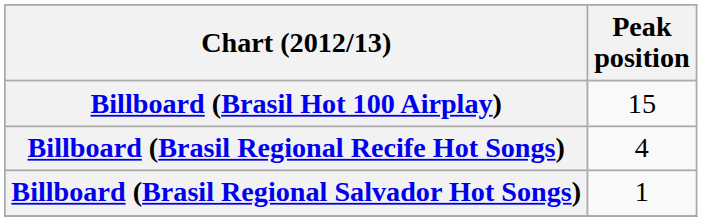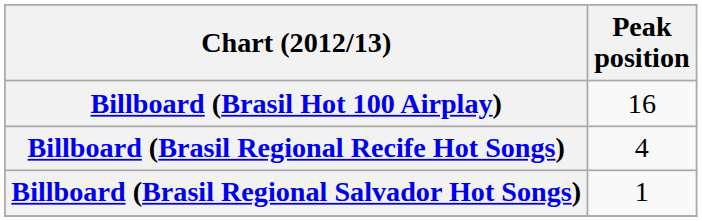(642, 103) 15 -> (642, 103) 16
